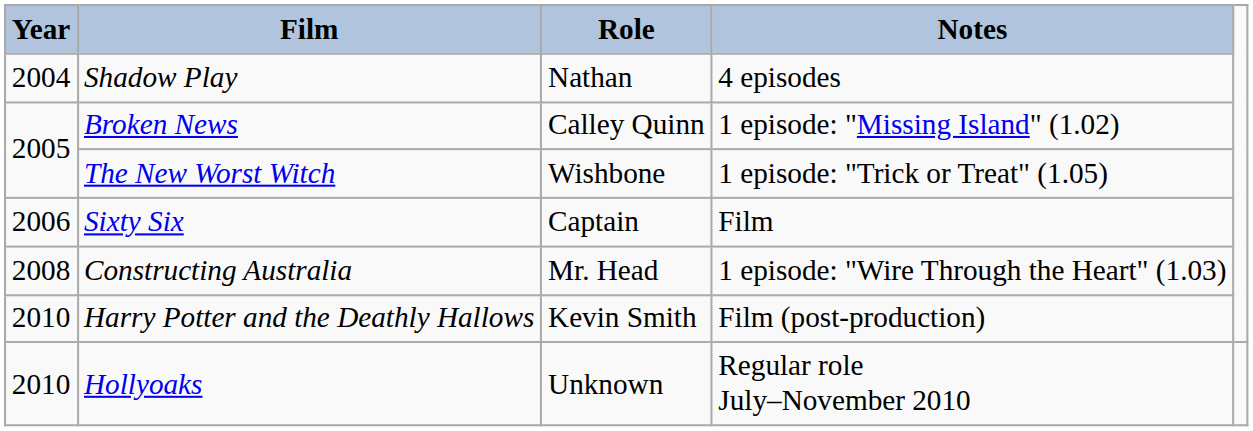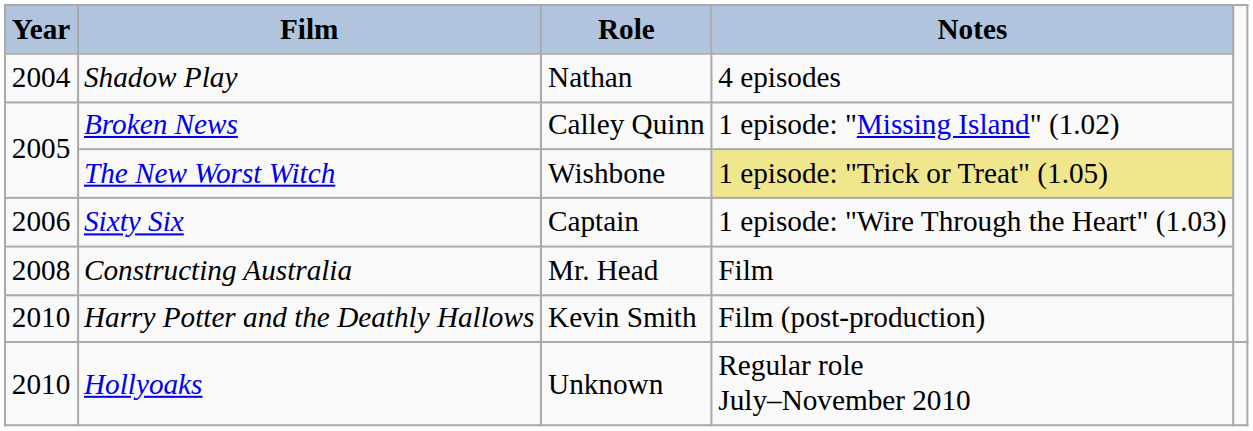(913, 173) no background -> (913, 173) khaki background
(746, 221) Film -> (972, 221) 1 episode: "Wire Through the Heart" (1.03)
(972, 270) 1 episode: "Wire Through the Heart" (1.03) -> (746, 270) Film
